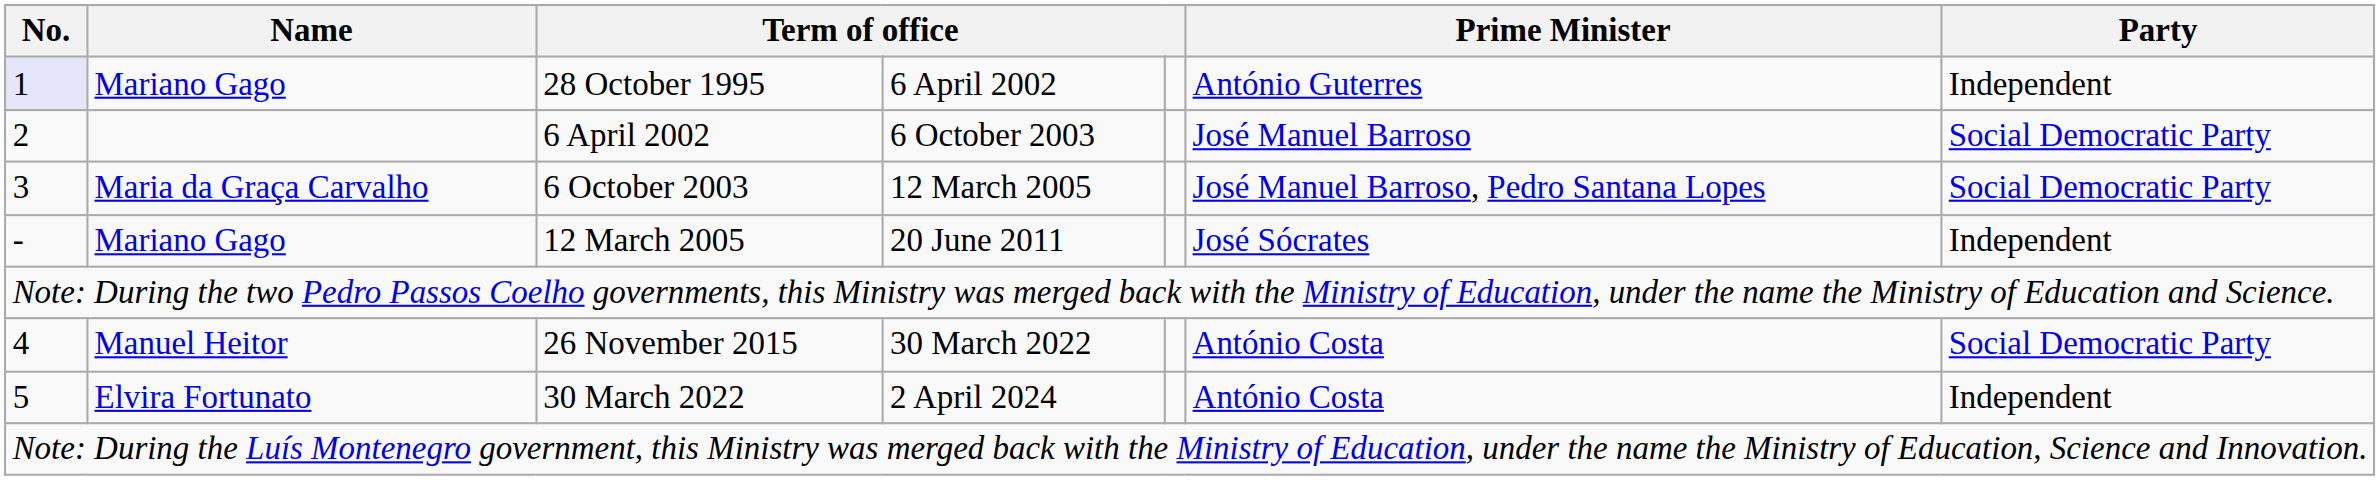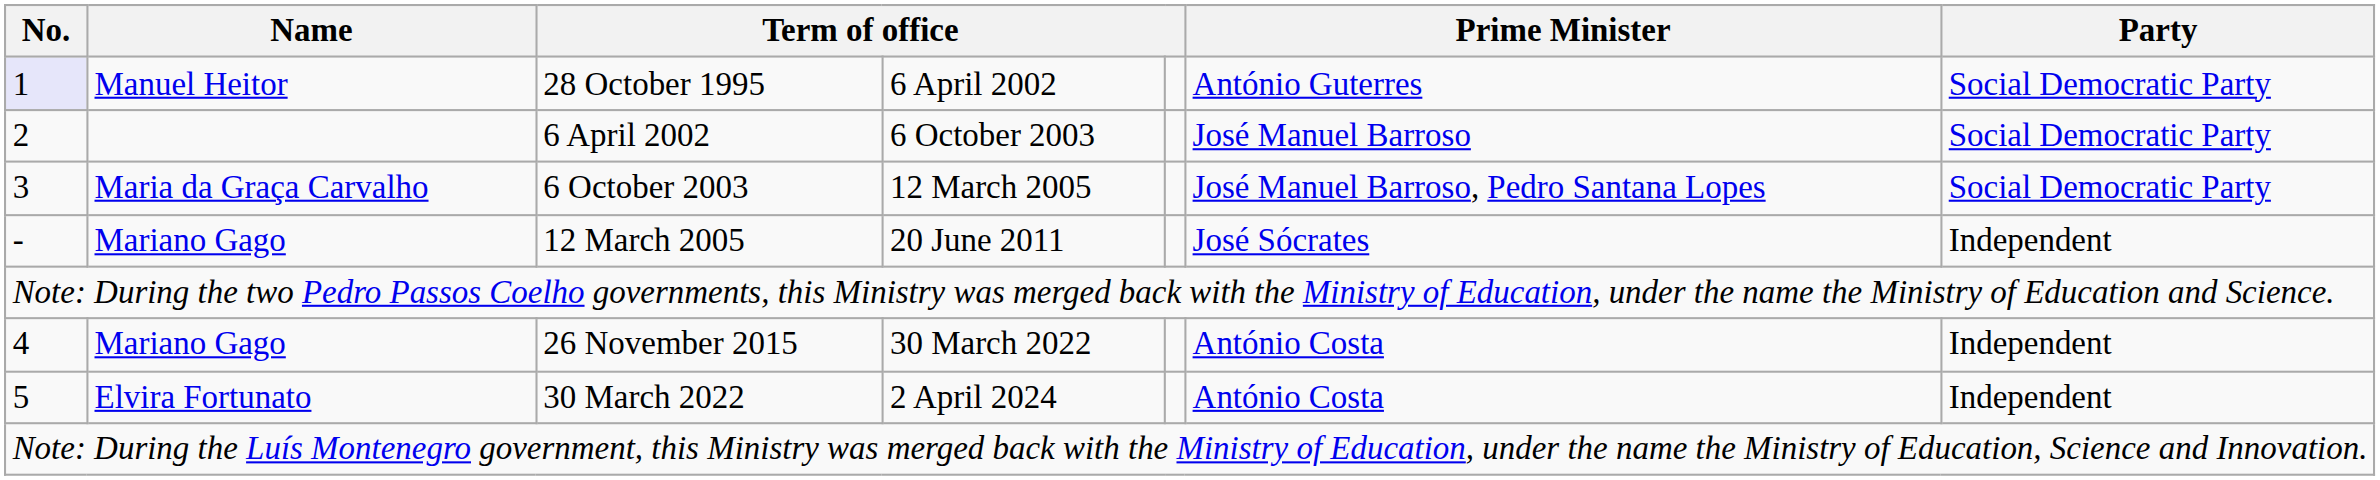(190, 82) Mariano Gago -> (191, 82) Manuel Heitor
(2030, 82) Independent -> (2110, 82) Social Democratic Party
(191, 344) Manuel Heitor -> (190, 344) Mariano Gago
(2110, 344) Social Democratic Party -> (2030, 344) Independent
